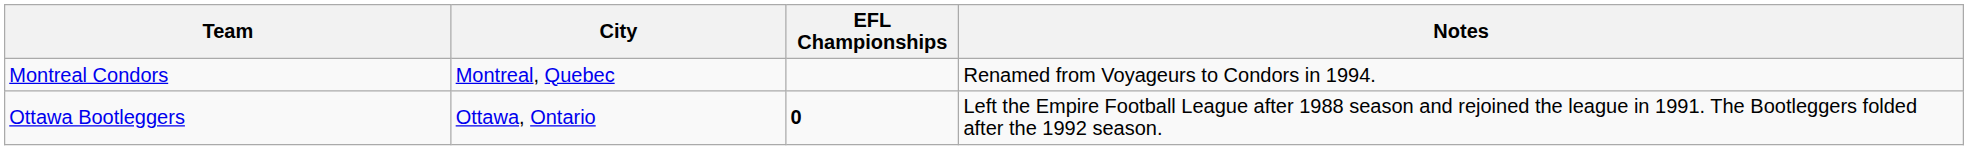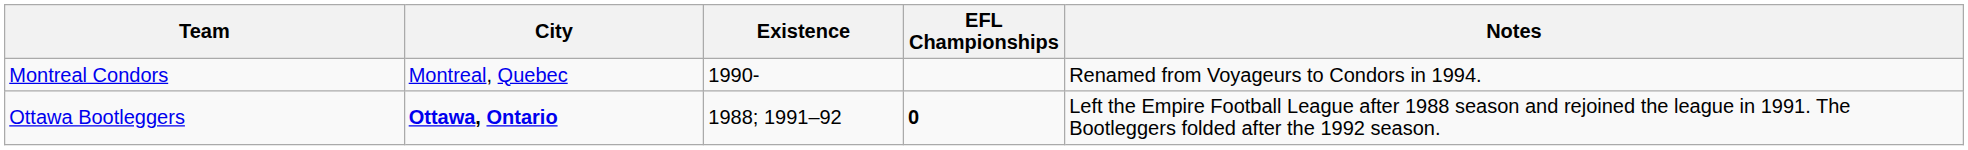+ column: (804, 31)
(526, 117) normal -> (483, 117) bold
